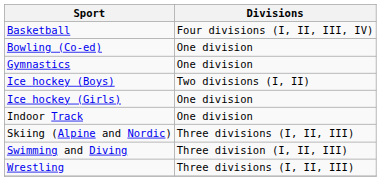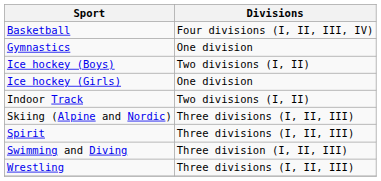- row: (54, 47)
(215, 116) One division -> (243, 99) Two divisions (I, II)
+ row: (26, 133)
